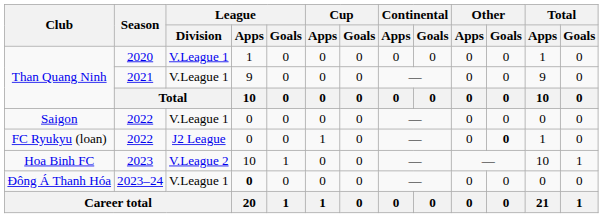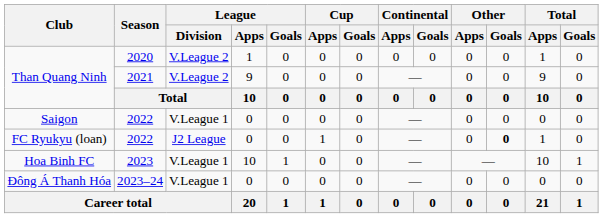(199, 56) V.League 1 -> (199, 56) V.League 2
(199, 77) V.League 1 -> (199, 77) V.League 2
(199, 160) V.League 2 -> (199, 160) V.League 1
(249, 181) bold -> (249, 181) normal
